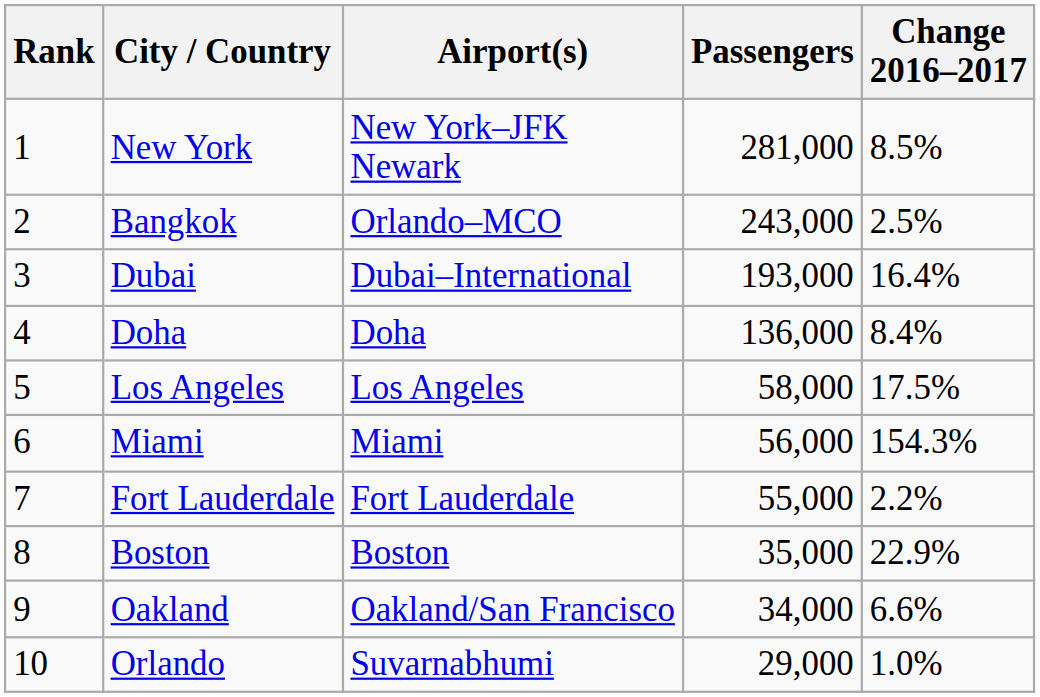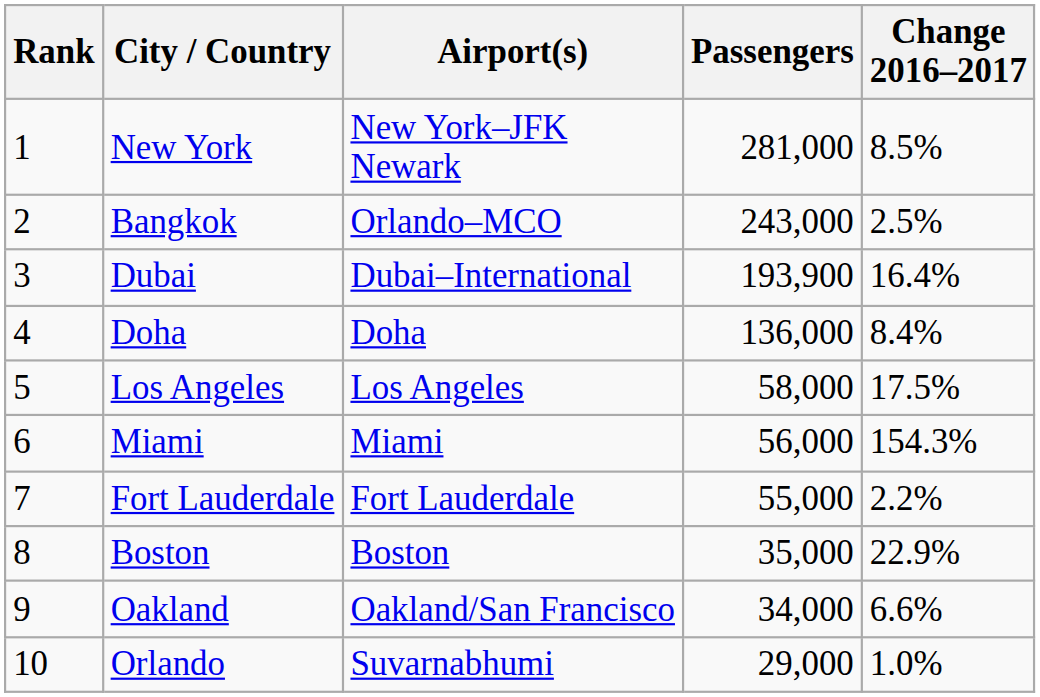(797, 276) 193,000 -> (797, 276) 193,900
